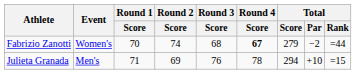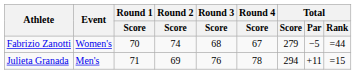(257, 44) bold -> (257, 44) normal
(314, 44) −2 -> (314, 44) −5
(314, 61) +10 -> (314, 61) +11
